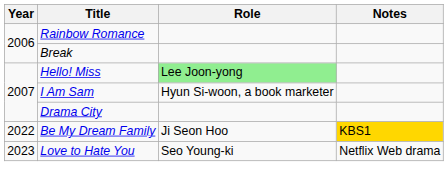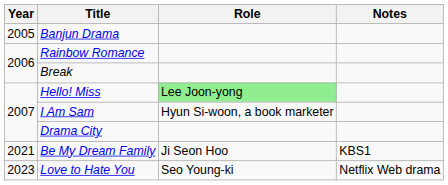+ row: (80, 33)
(21, 131) 2022 -> (21, 151) 2021
(355, 131) gold background -> (355, 151) no background
